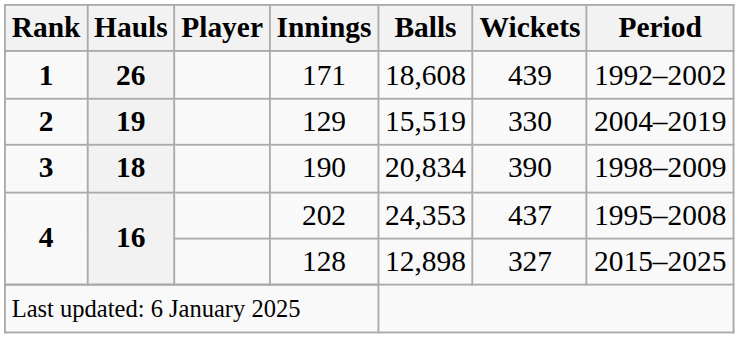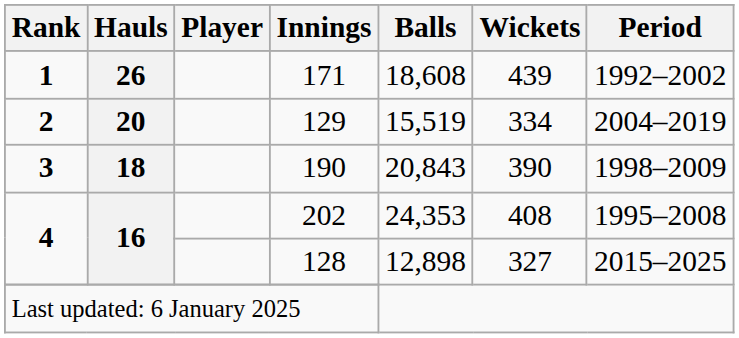(131, 121) 19 -> (131, 121) 20
(530, 121) 330 -> (530, 121) 334
(426, 167) 20,834 -> (426, 167) 20,843
(530, 214) 437 -> (530, 214) 408
